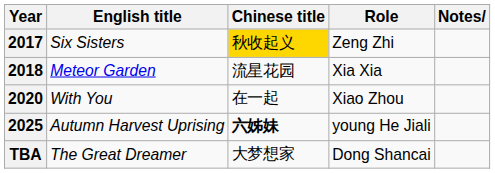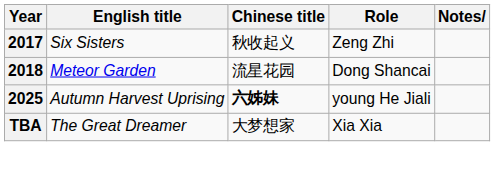(263, 42) gold background -> (263, 42) no background
(357, 71) Xia Xia -> (381, 71) Dong Shancai
- row: (26, 98)
(381, 154) Dong Shancai -> (357, 126) Xia Xia
